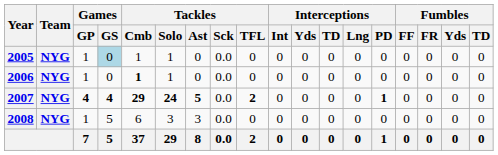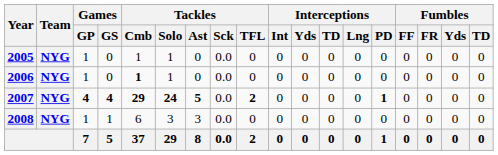(110, 56) lightblue background -> (110, 56) no background
(110, 118) 5 -> (110, 118) 1
